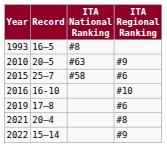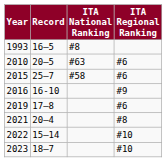(122, 62) #9 -> (122, 62) #6
(125, 91) #10 -> (122, 91) #9
(122, 135) #9 -> (125, 135) #10
+ row: (17, 149)
